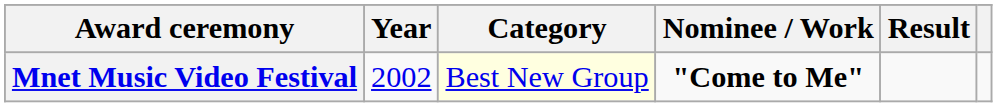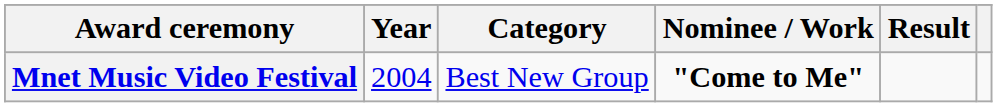(401, 76) 2002 -> (401, 76) 2004
(547, 76) lightyellow background -> (547, 76) no background
